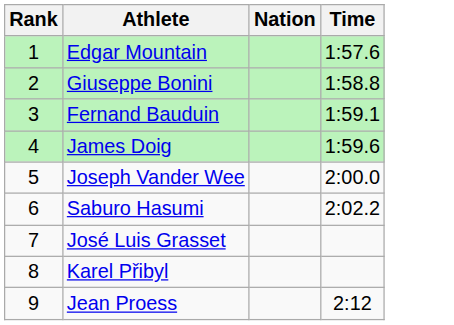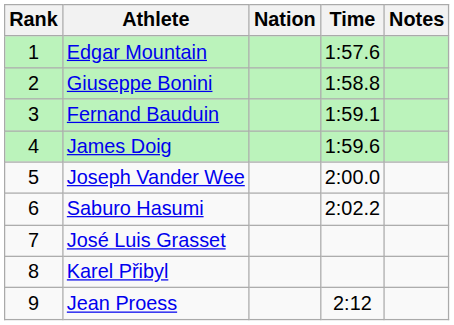+ column: (417, 20)
